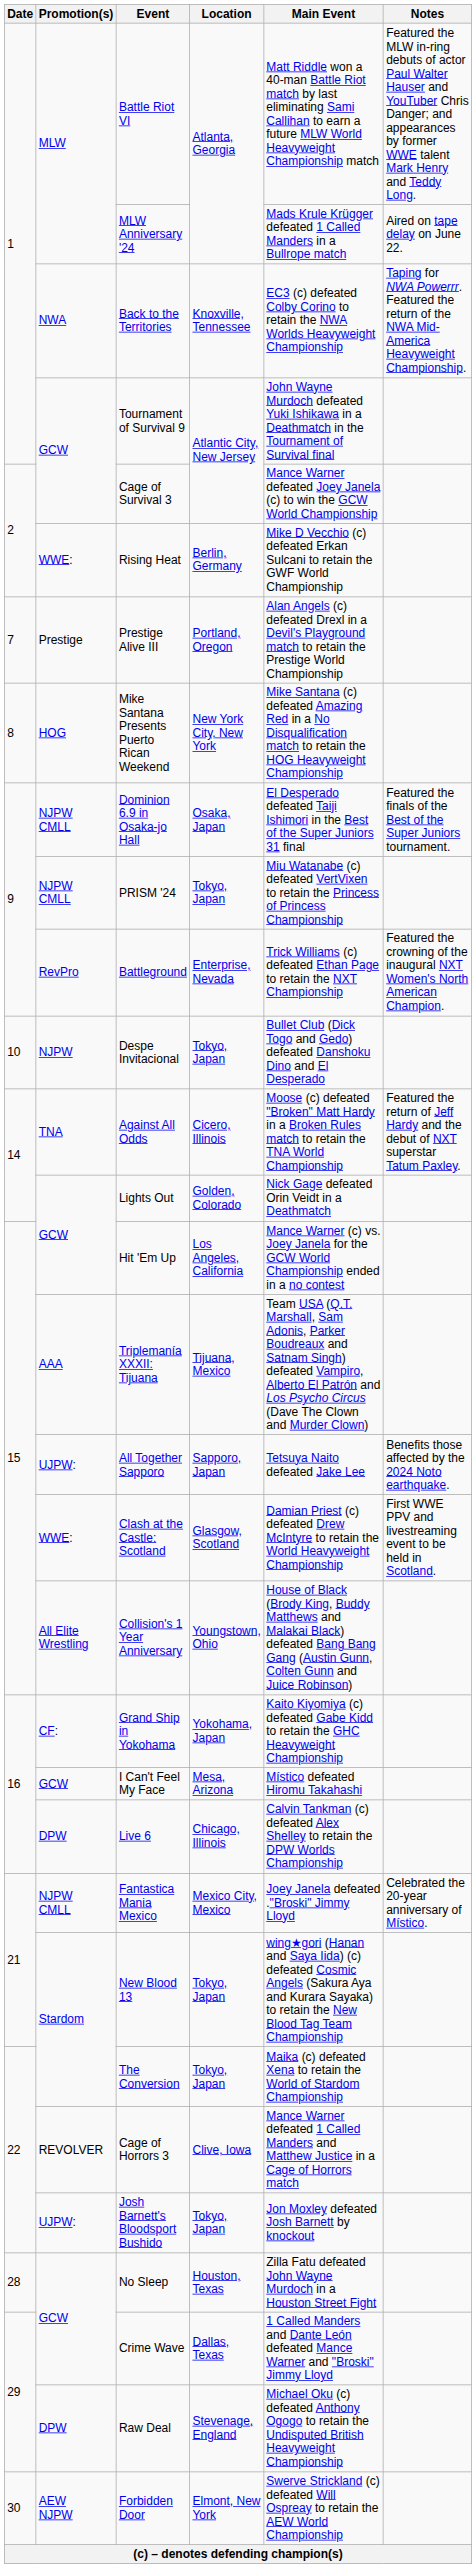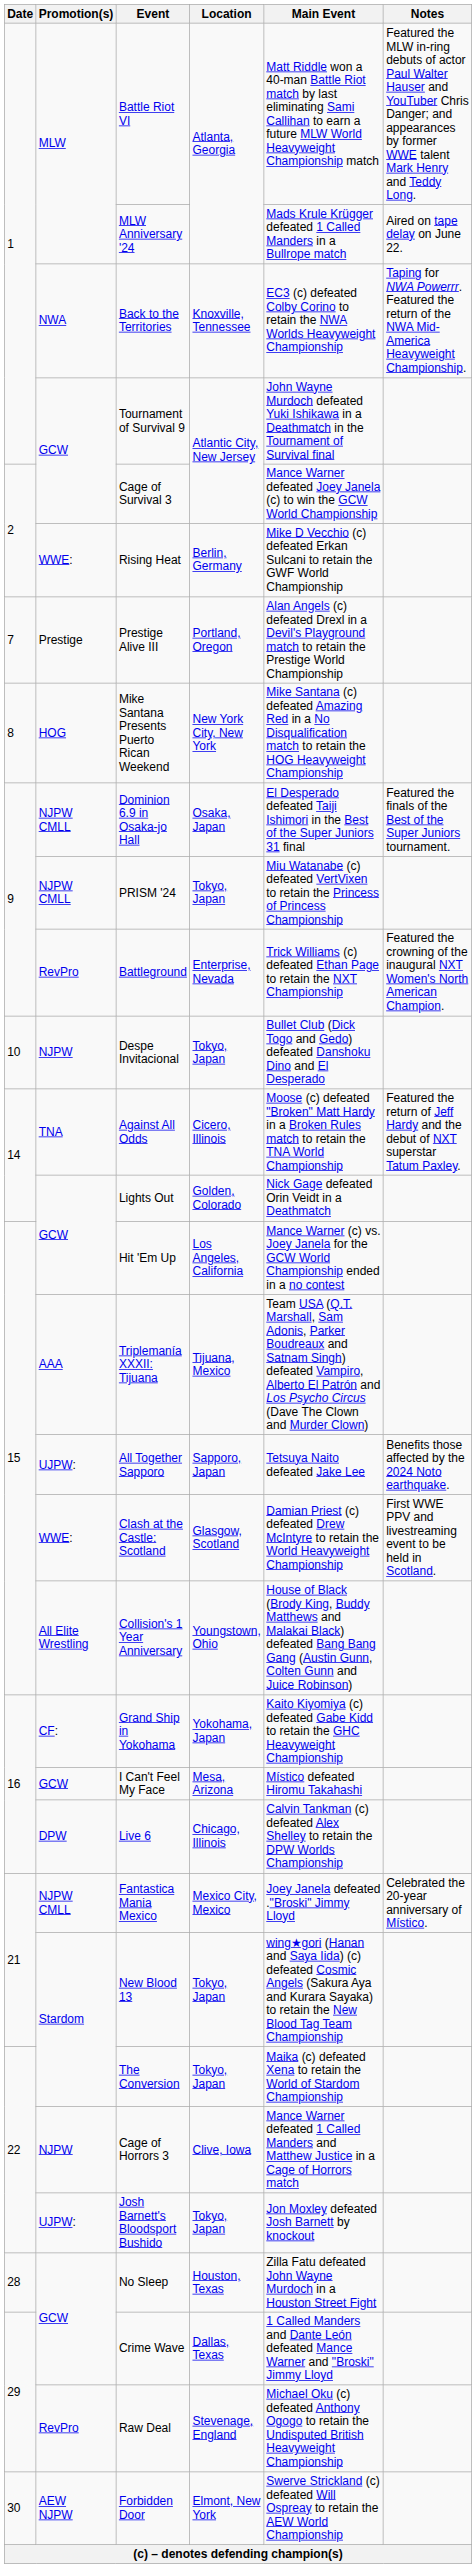(71, 2149) REVOLVER -> (56, 2149) NJPW
(53, 2428) DPW -> (59, 2428) RevPro
